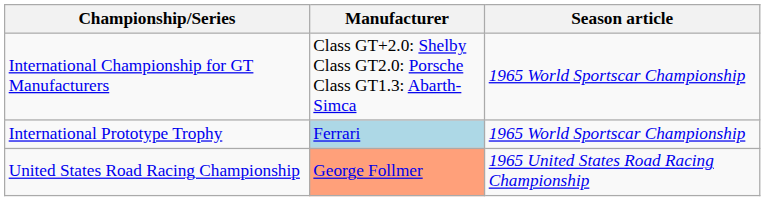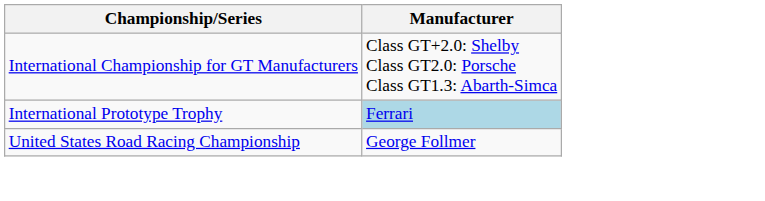- column: (622, 18)
(368, 171) lightsalmon background -> (421, 142) no background
